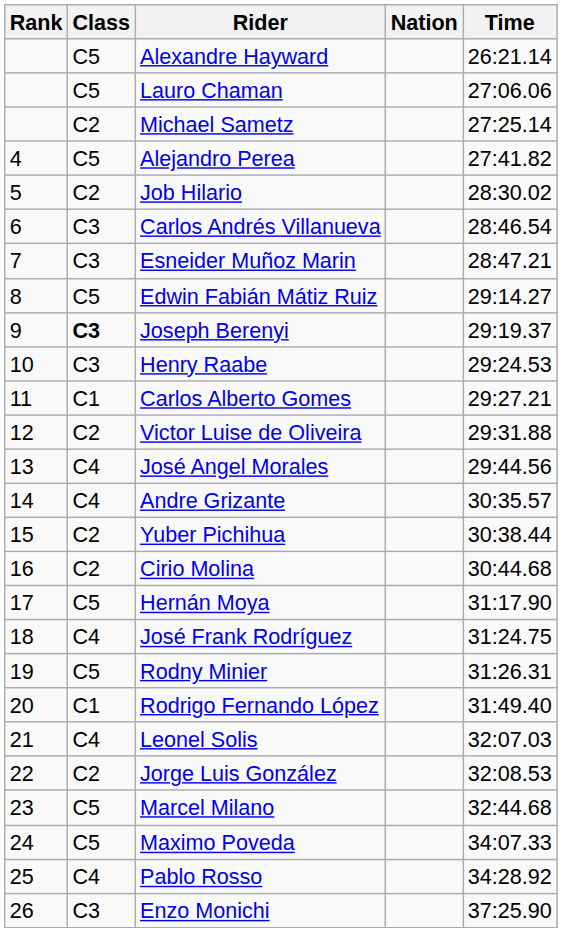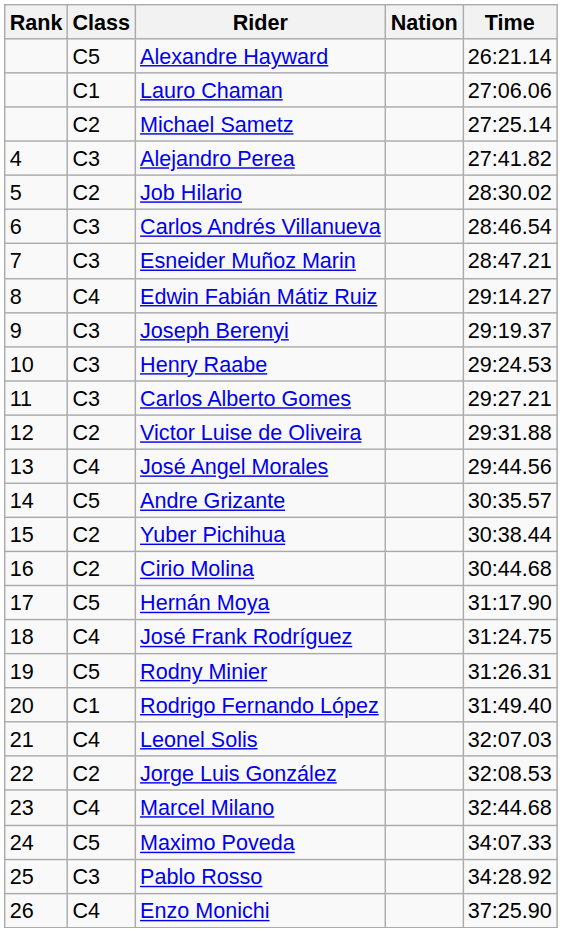(86, 90) C5 -> (86, 90) C1
(86, 159) C5 -> (86, 159) C3
(86, 295) C5 -> (86, 295) C4
(86, 330) bold -> (86, 330) normal
(86, 398) C1 -> (86, 398) C3
(86, 500) C4 -> (86, 500) C5
(86, 808) C5 -> (86, 808) C4
(86, 876) C4 -> (86, 876) C3
(86, 910) C3 -> (86, 910) C4
